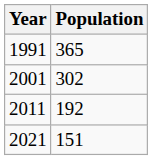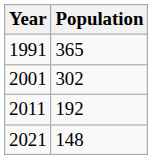(70, 139) 151 -> (70, 139) 148
